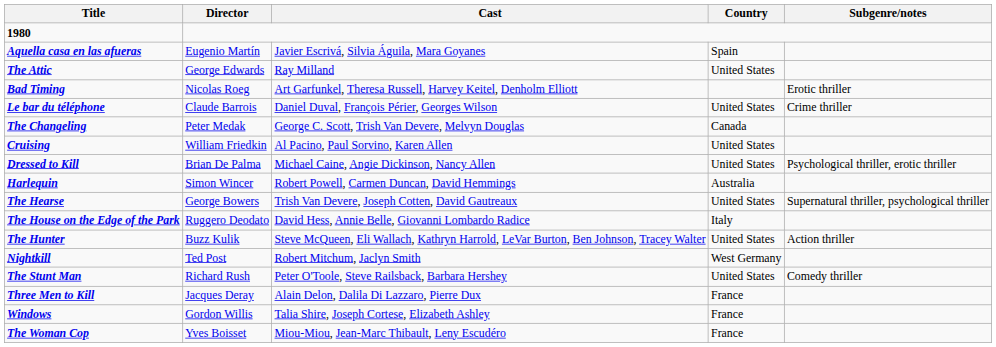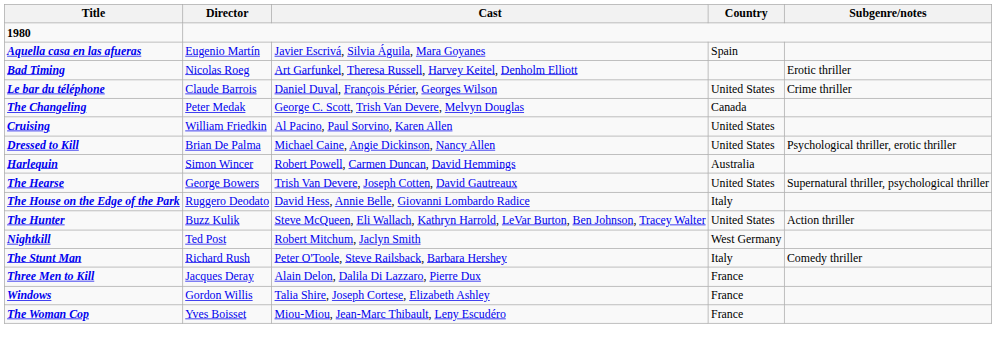- row: (29, 70)
(743, 276) United States -> (722, 257) Italy
